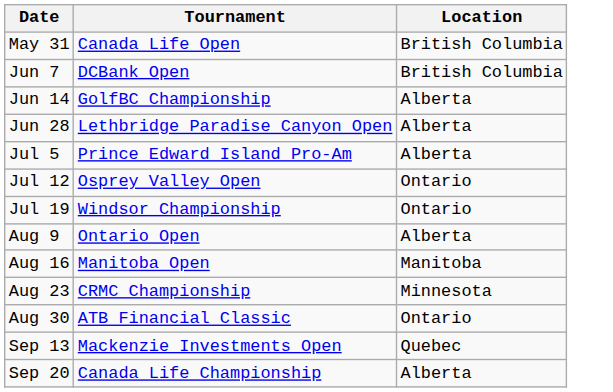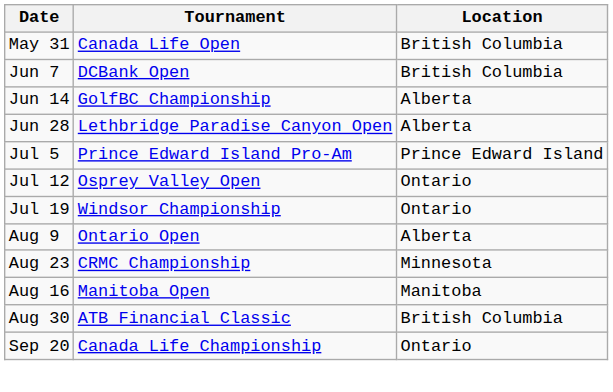(436, 155) Alberta -> (502, 155) Prince Edward Island
rows swapped: (39, 265) <-> (39, 292)
(436, 319) Ontario -> (482, 319) British Columbia
- row: (39, 346)
(436, 374) Alberta -> (436, 346) Ontario
